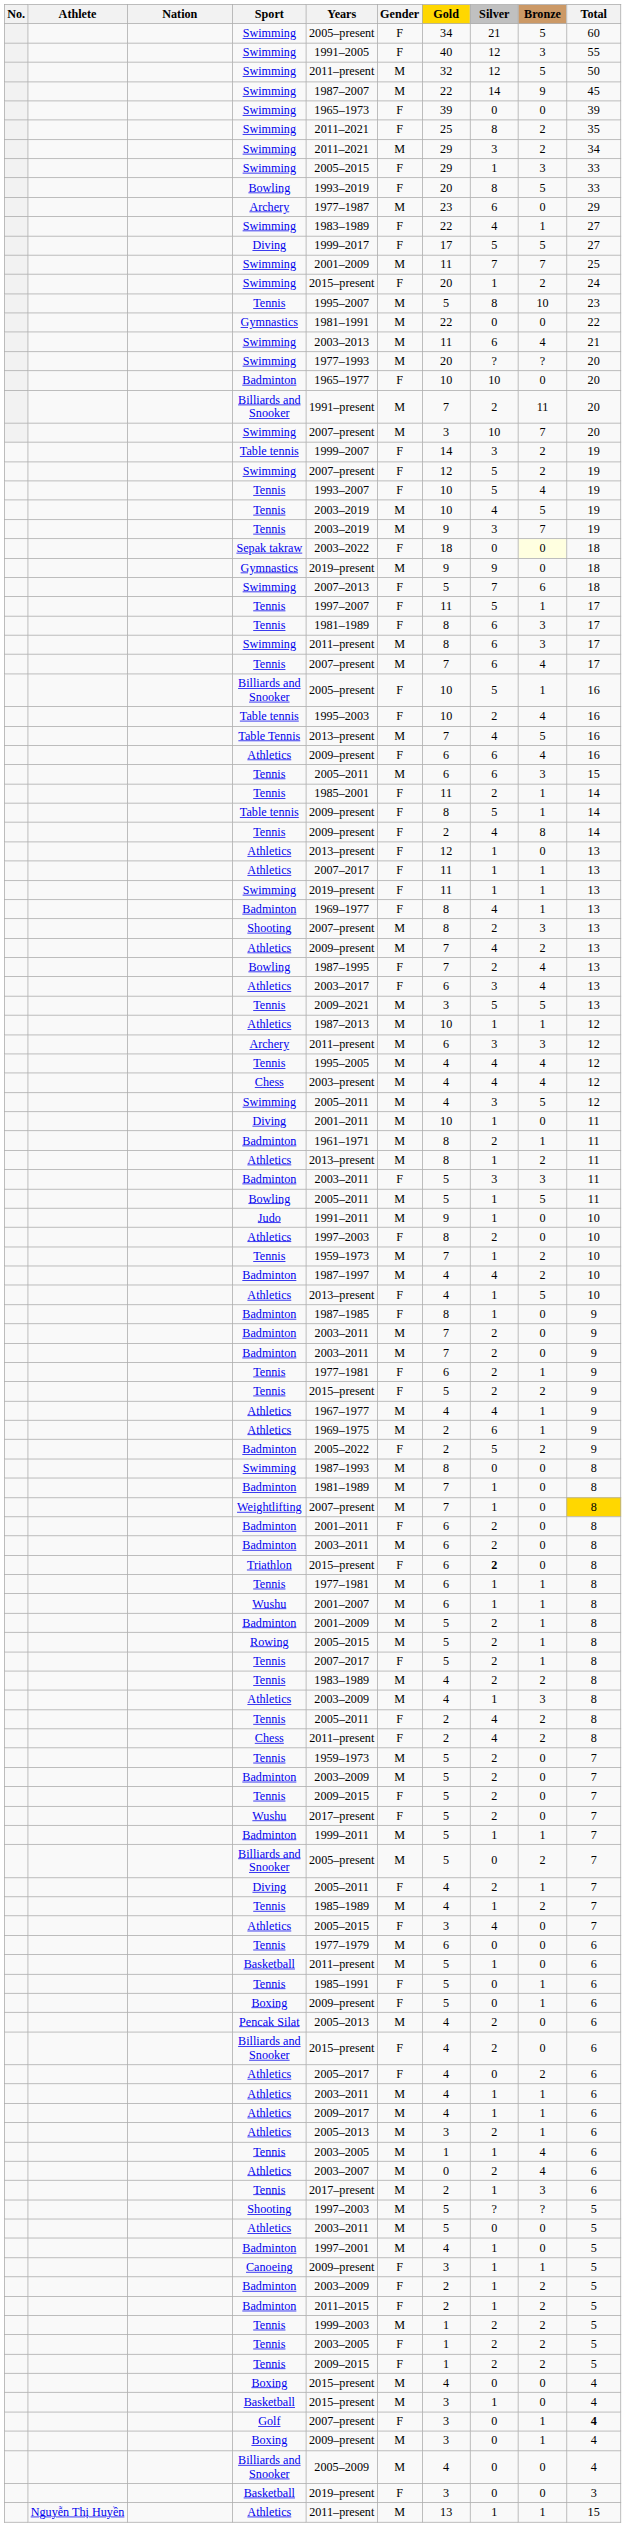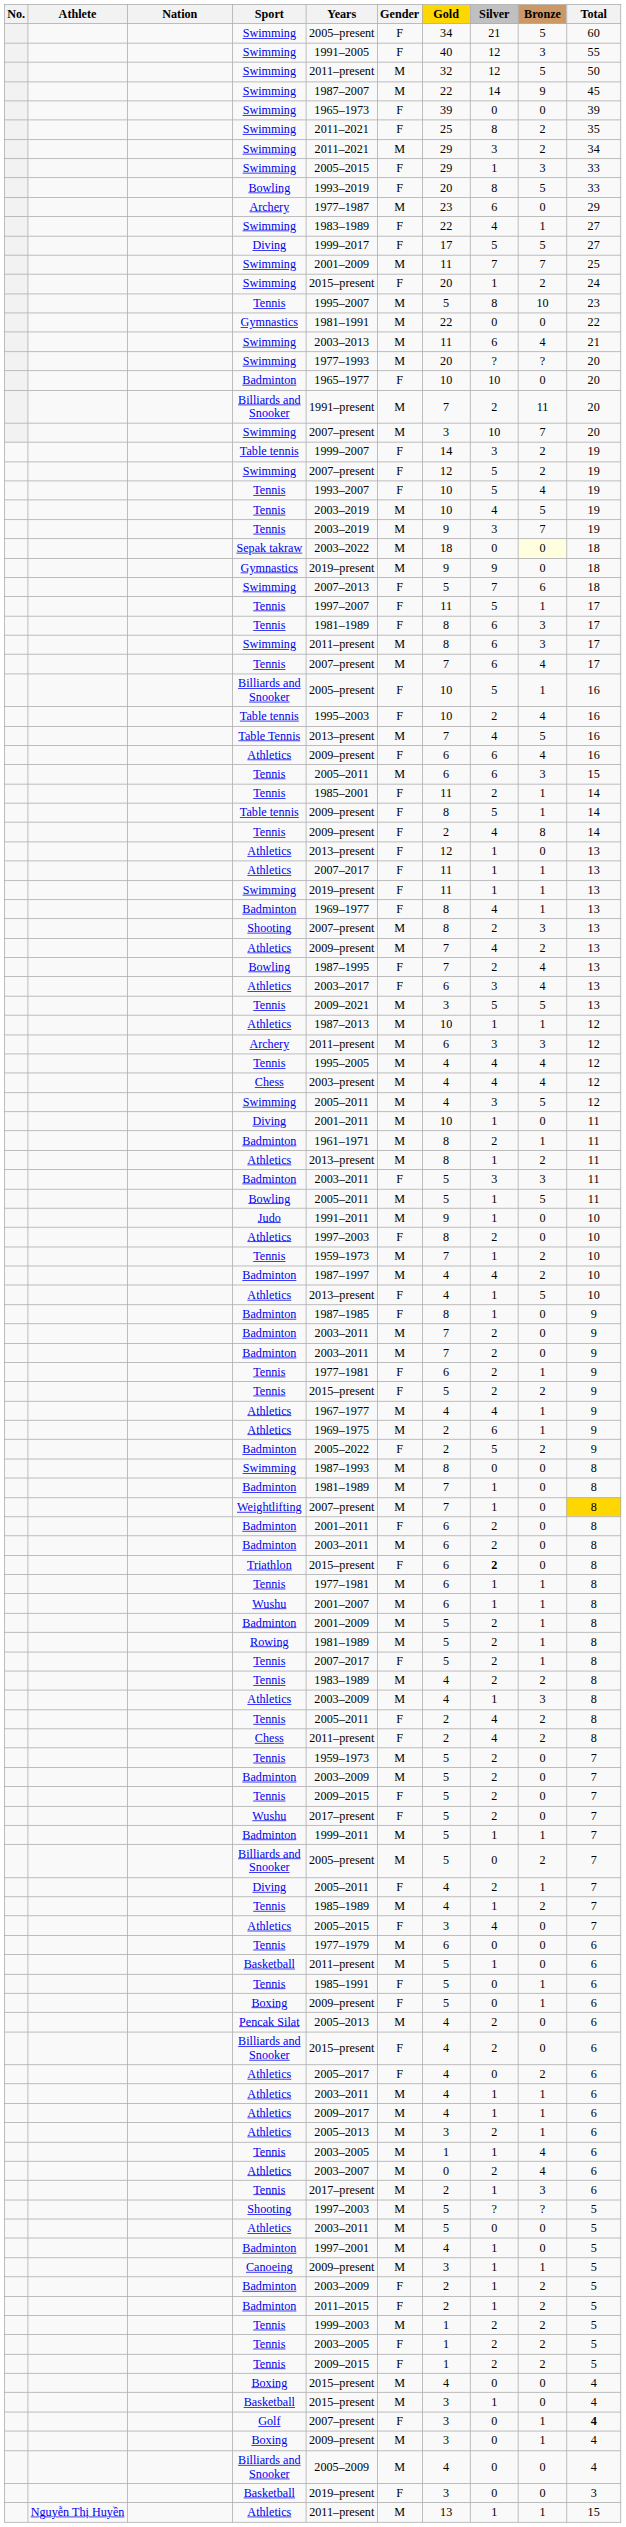(400, 548) F -> (400, 548) M
(342, 1642) 2005–2015 -> (342, 1642) 1981–1989
(400, 2267) F -> (400, 2267) M
